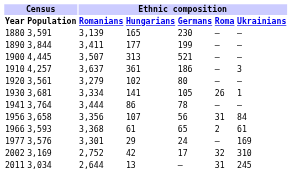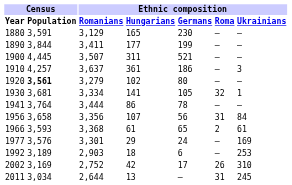(91, 34) 3,139 -> (91, 34) 3,129
(133, 57) 313 -> (133, 57) 311
(39, 81) normal -> (39, 81) bold
(220, 93) 26 -> (220, 93) 32
+ row: (15, 153)
(220, 153) 32 -> (220, 165) 26
